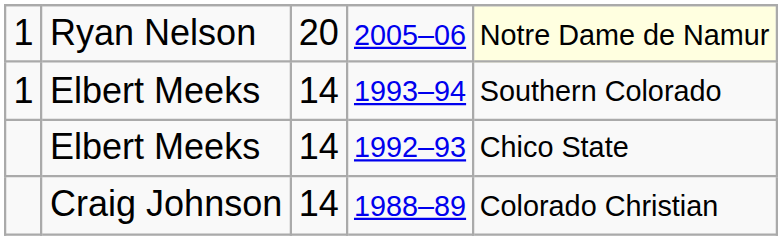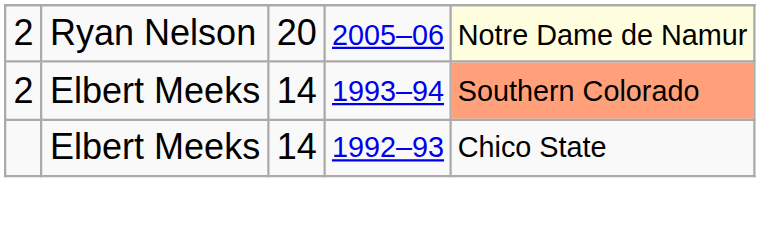(23, 33) 1 -> (23, 33) 2
(23, 90) 1 -> (23, 90) 2
(601, 91) no background -> (579, 91) lightsalmon background
- row: (410, 205)
